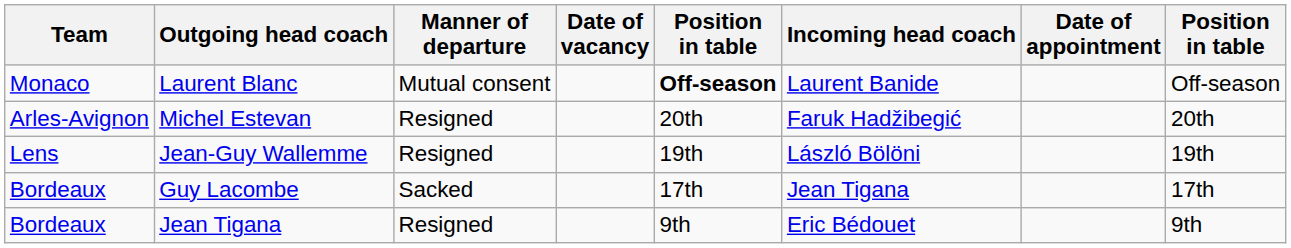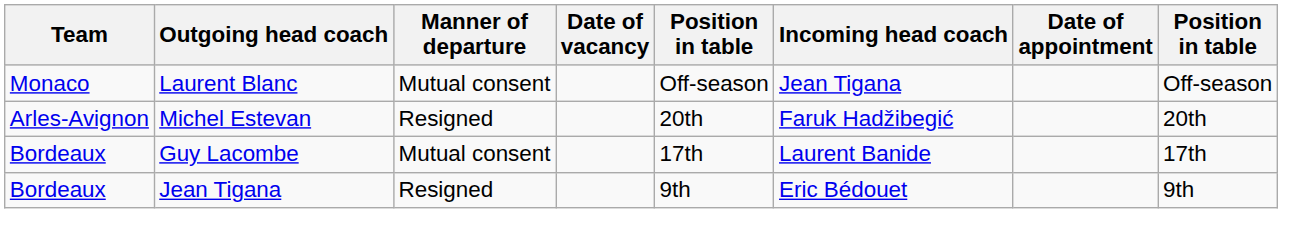(718, 82) bold -> (714, 82) normal
(863, 82) Laurent Banide -> (840, 82) Jean Tigana
- row: (263, 154)
(436, 189) Sacked -> (474, 154) Mutual consent
(848, 189) Jean Tigana -> (855, 154) Laurent Banide
